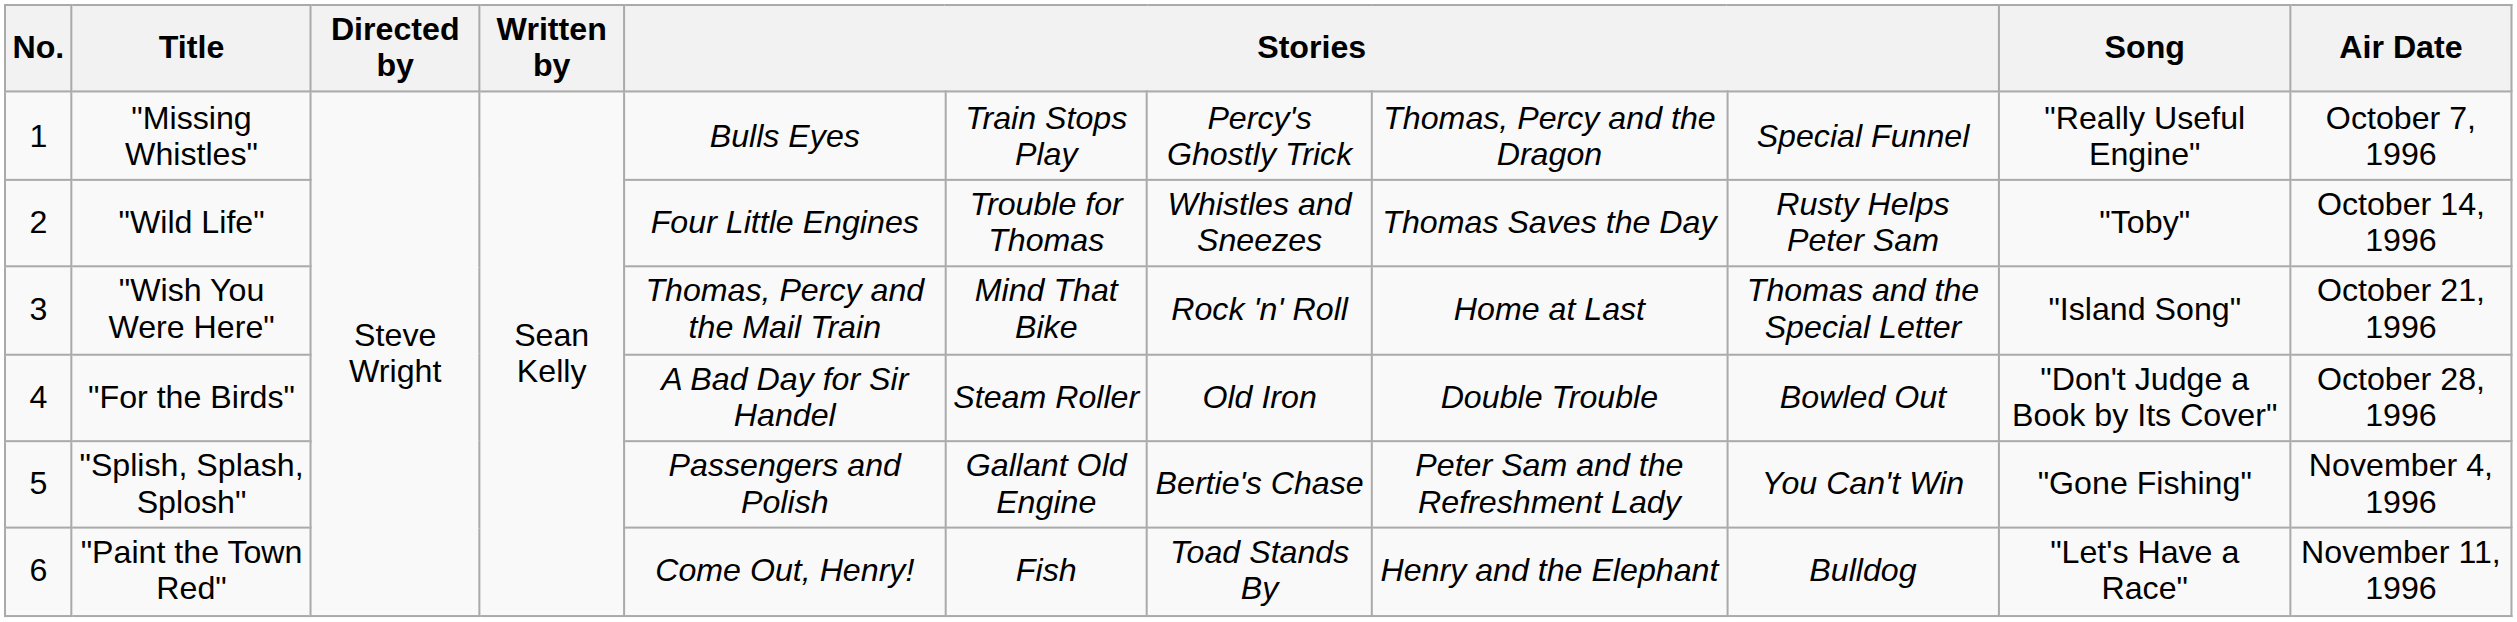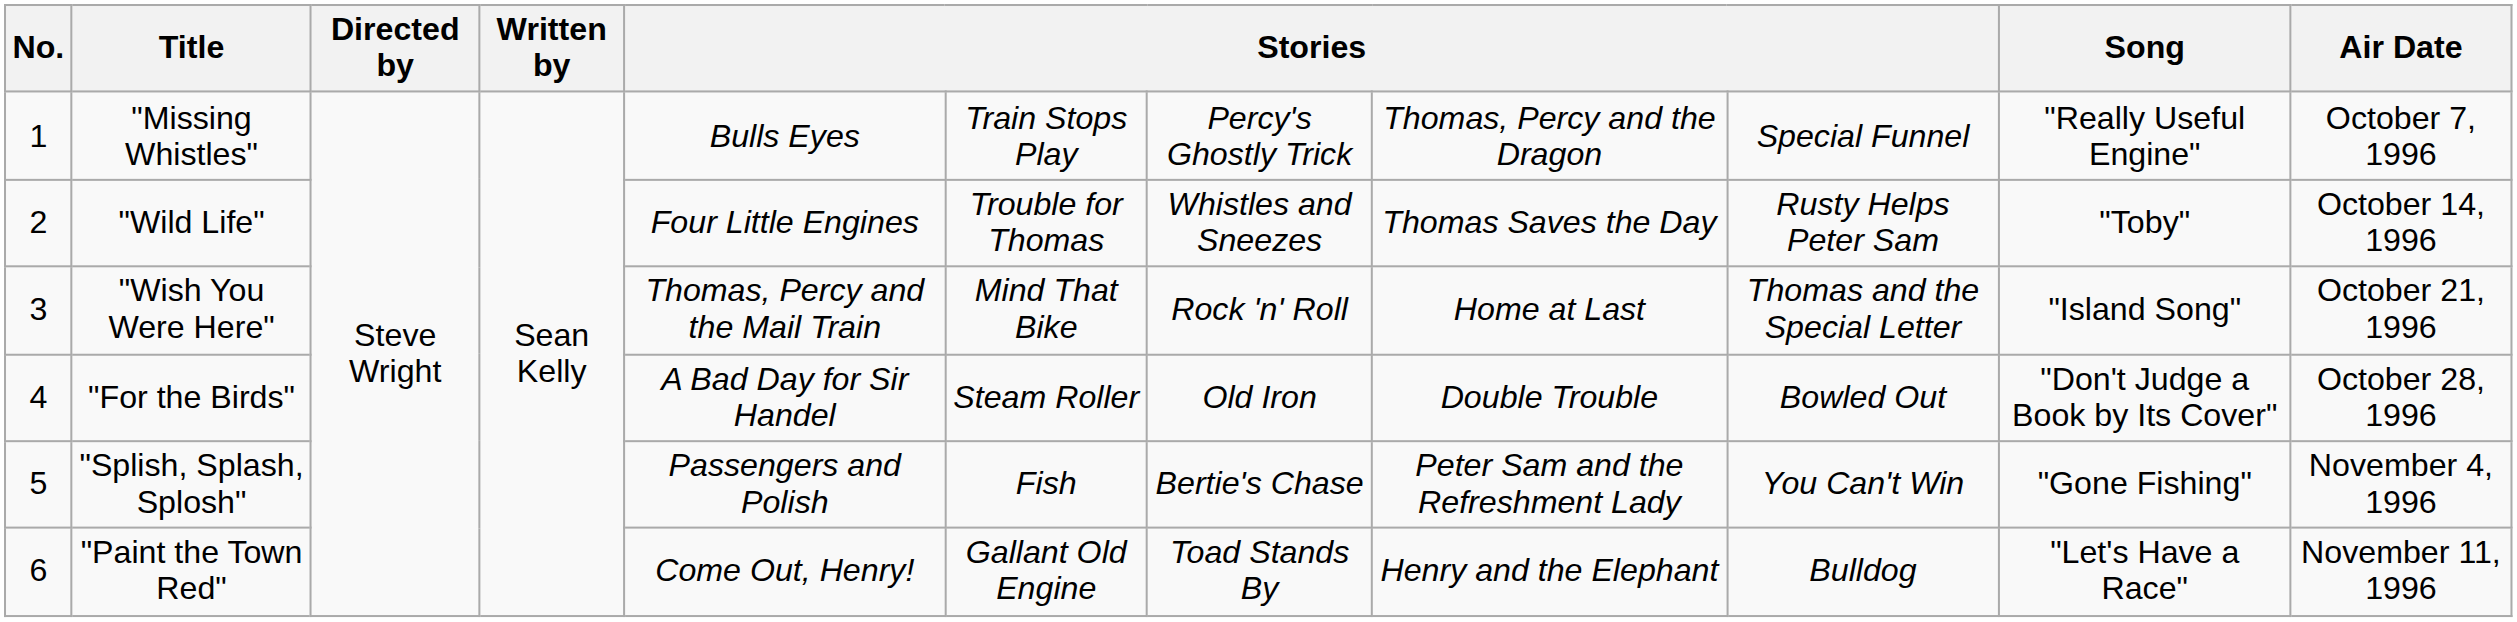(1046, 484) Gallant Old Engine -> (1046, 484) Fish
(1046, 571) Fish -> (1046, 571) Gallant Old Engine
